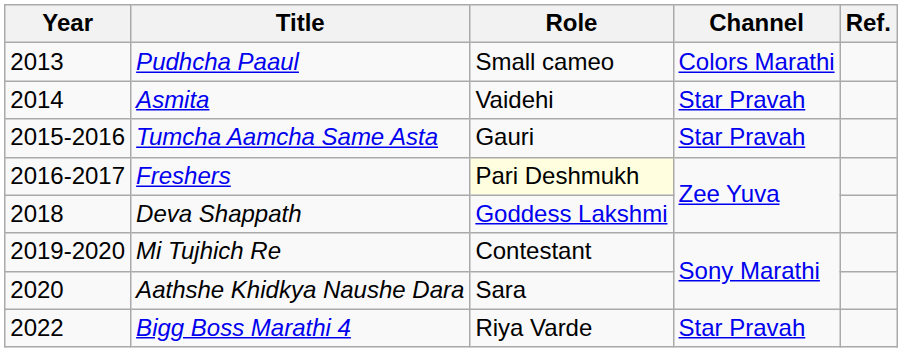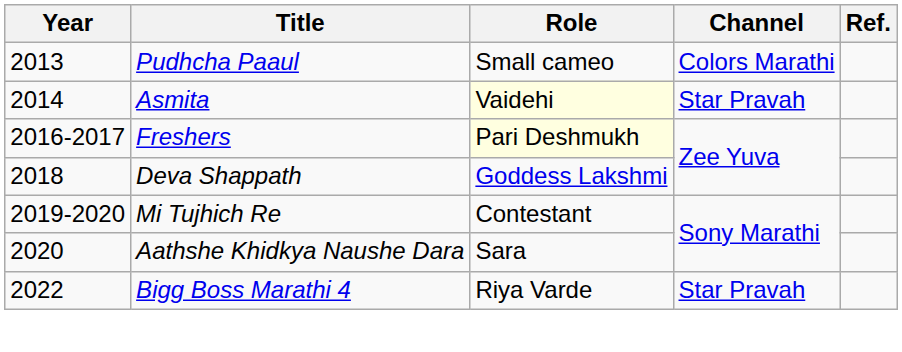(515, 99) no background -> (515, 99) lightyellow background
- row: (287, 137)
